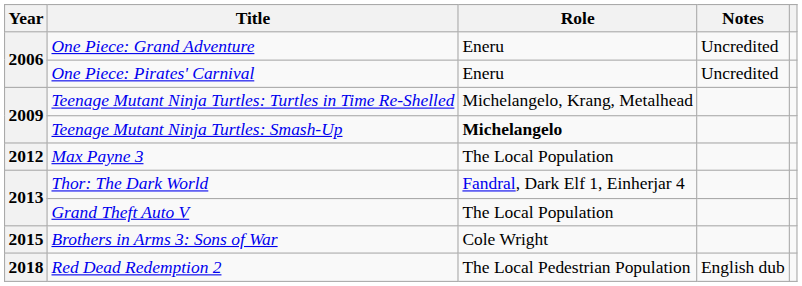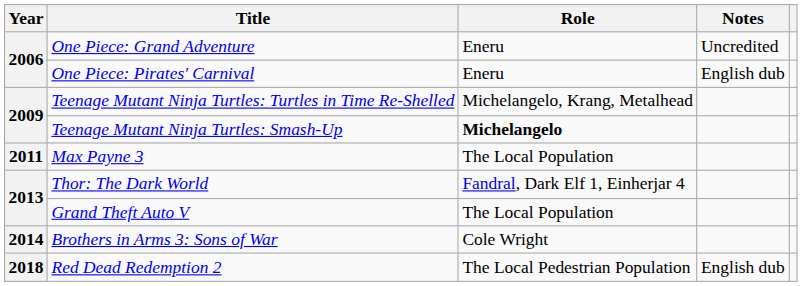(740, 73) Uncredited -> (743, 73) English dub
(26, 156) 2012 -> (26, 156) 2011
(26, 239) 2015 -> (26, 239) 2014
